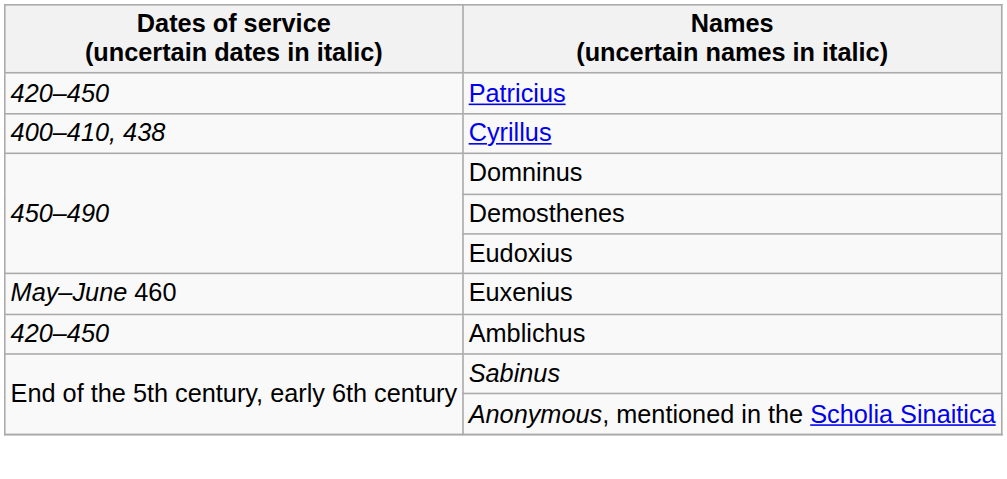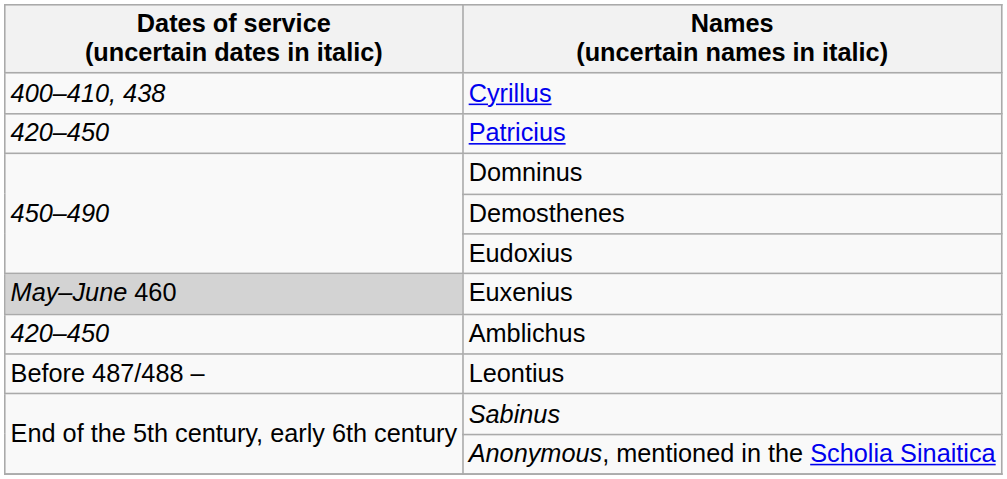rows swapped: (510, 133) <-> (517, 93)
(94, 293) no background -> (94, 293) lightgrey background
+ row: (516, 373)
